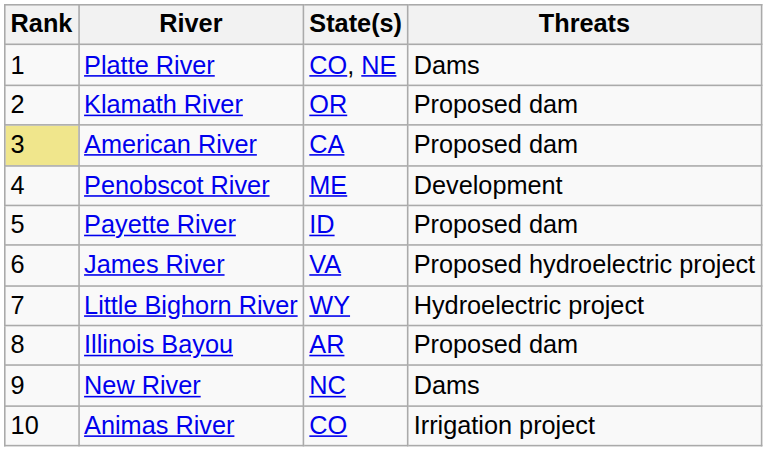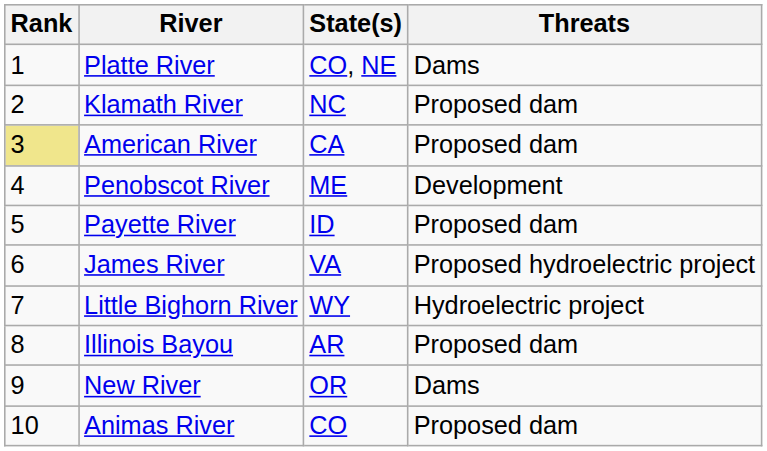(328, 104) OR -> (328, 104) NC
(328, 385) NC -> (328, 385) OR
(504, 425) Irrigation project -> (496, 425) Proposed dam
